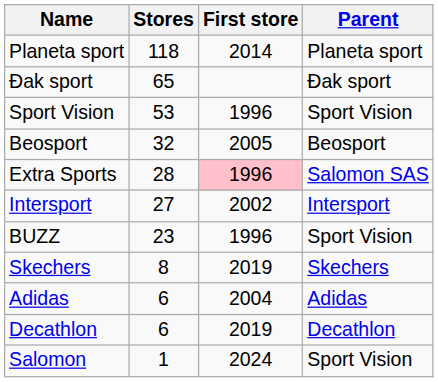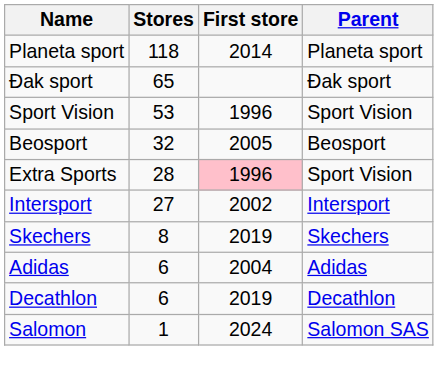(368, 174) Salomon SAS -> (360, 174) Sport Vision
- row: (35, 236)
(360, 360) Sport Vision -> (368, 329) Salomon SAS
